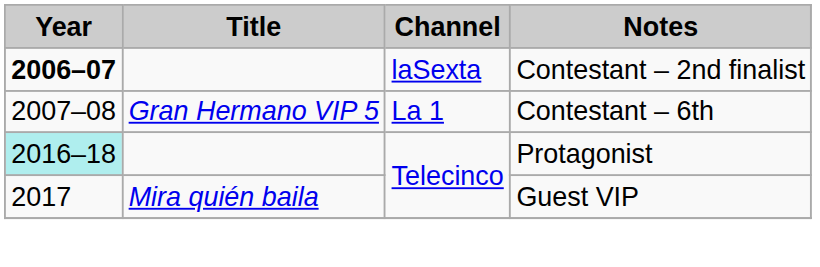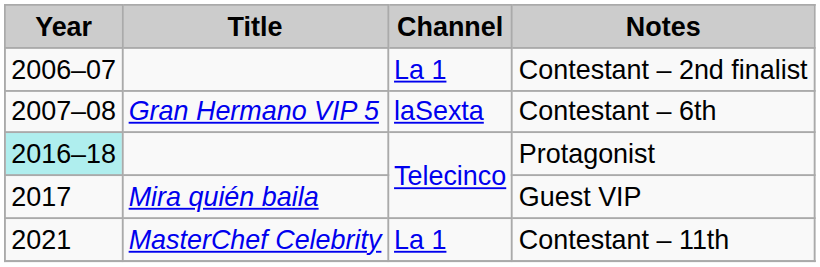(64, 69) bold -> (64, 69) normal
(436, 69) laSexta -> (420, 69) La 1
(418, 112) La 1 -> (439, 112) laSexta
+ row: (624, 239)
